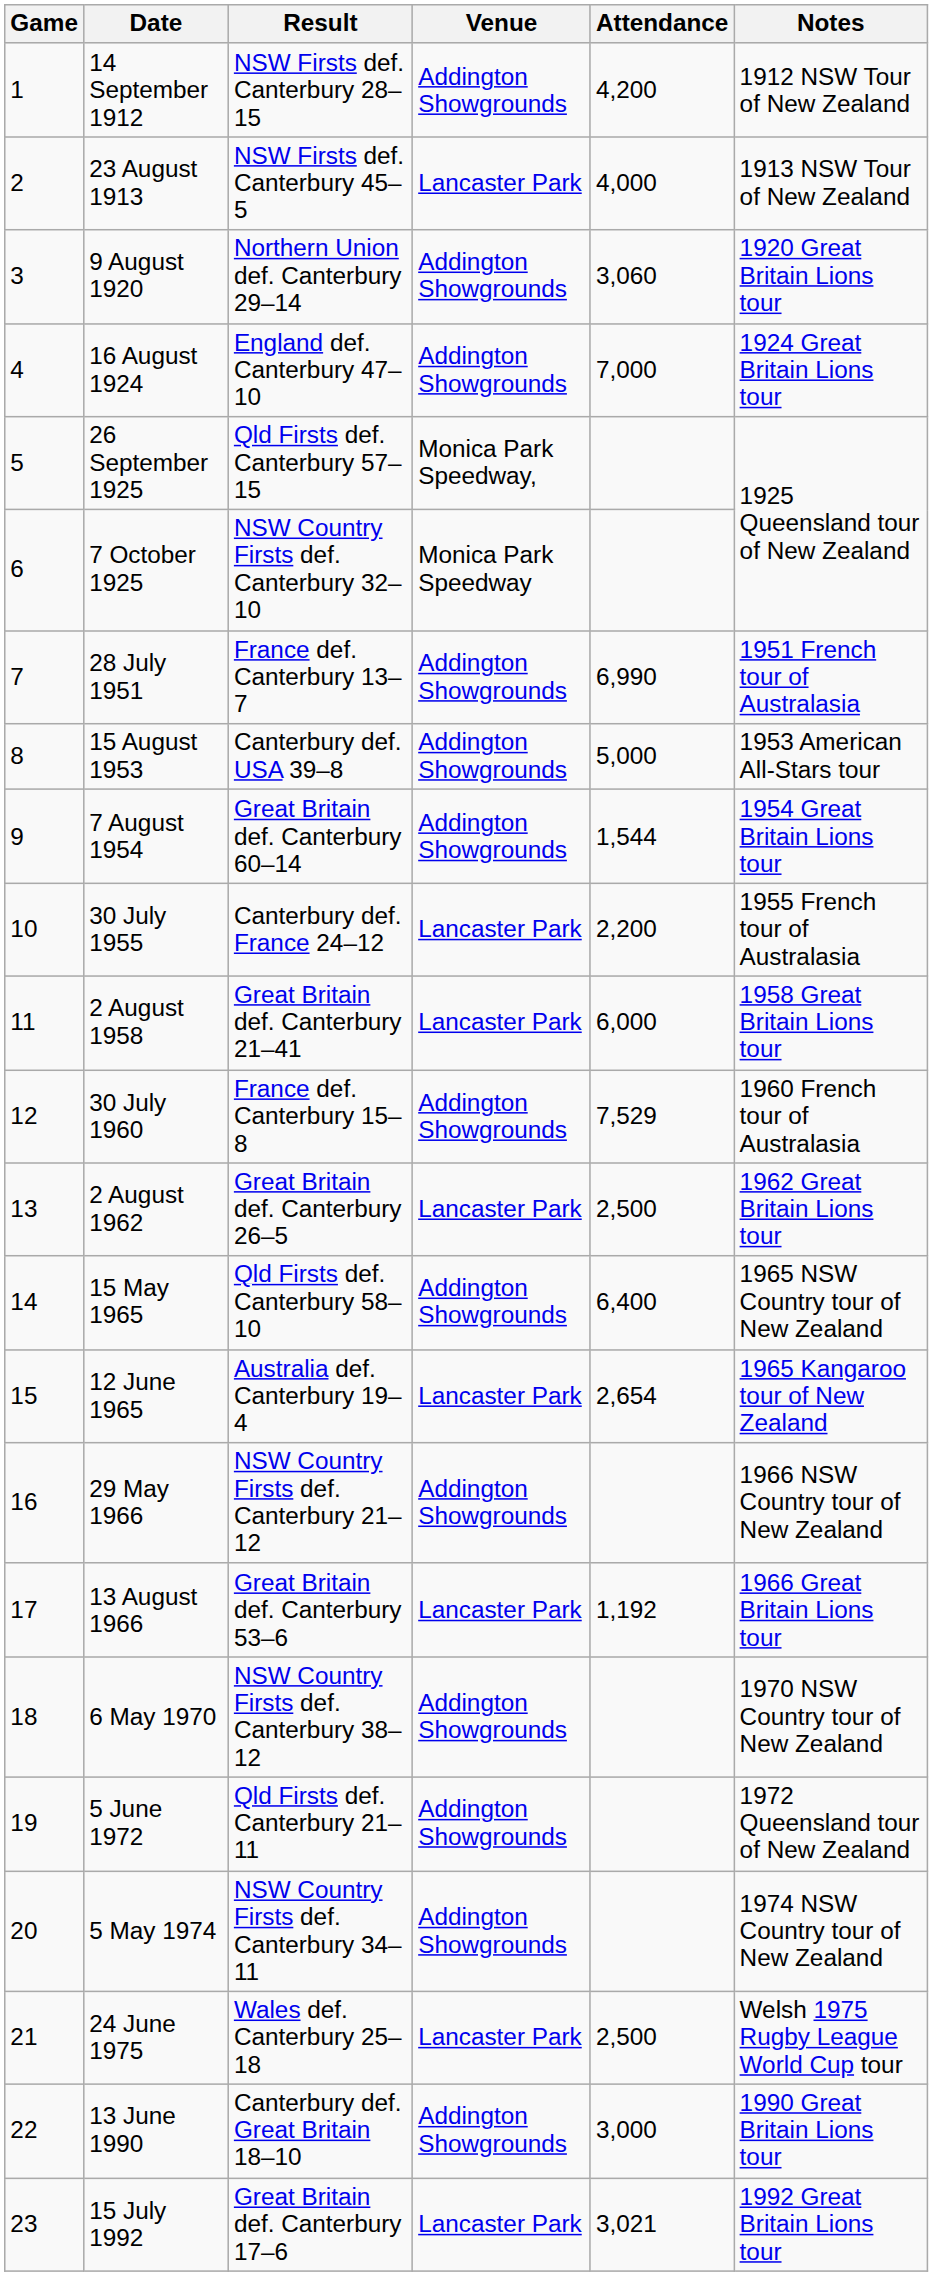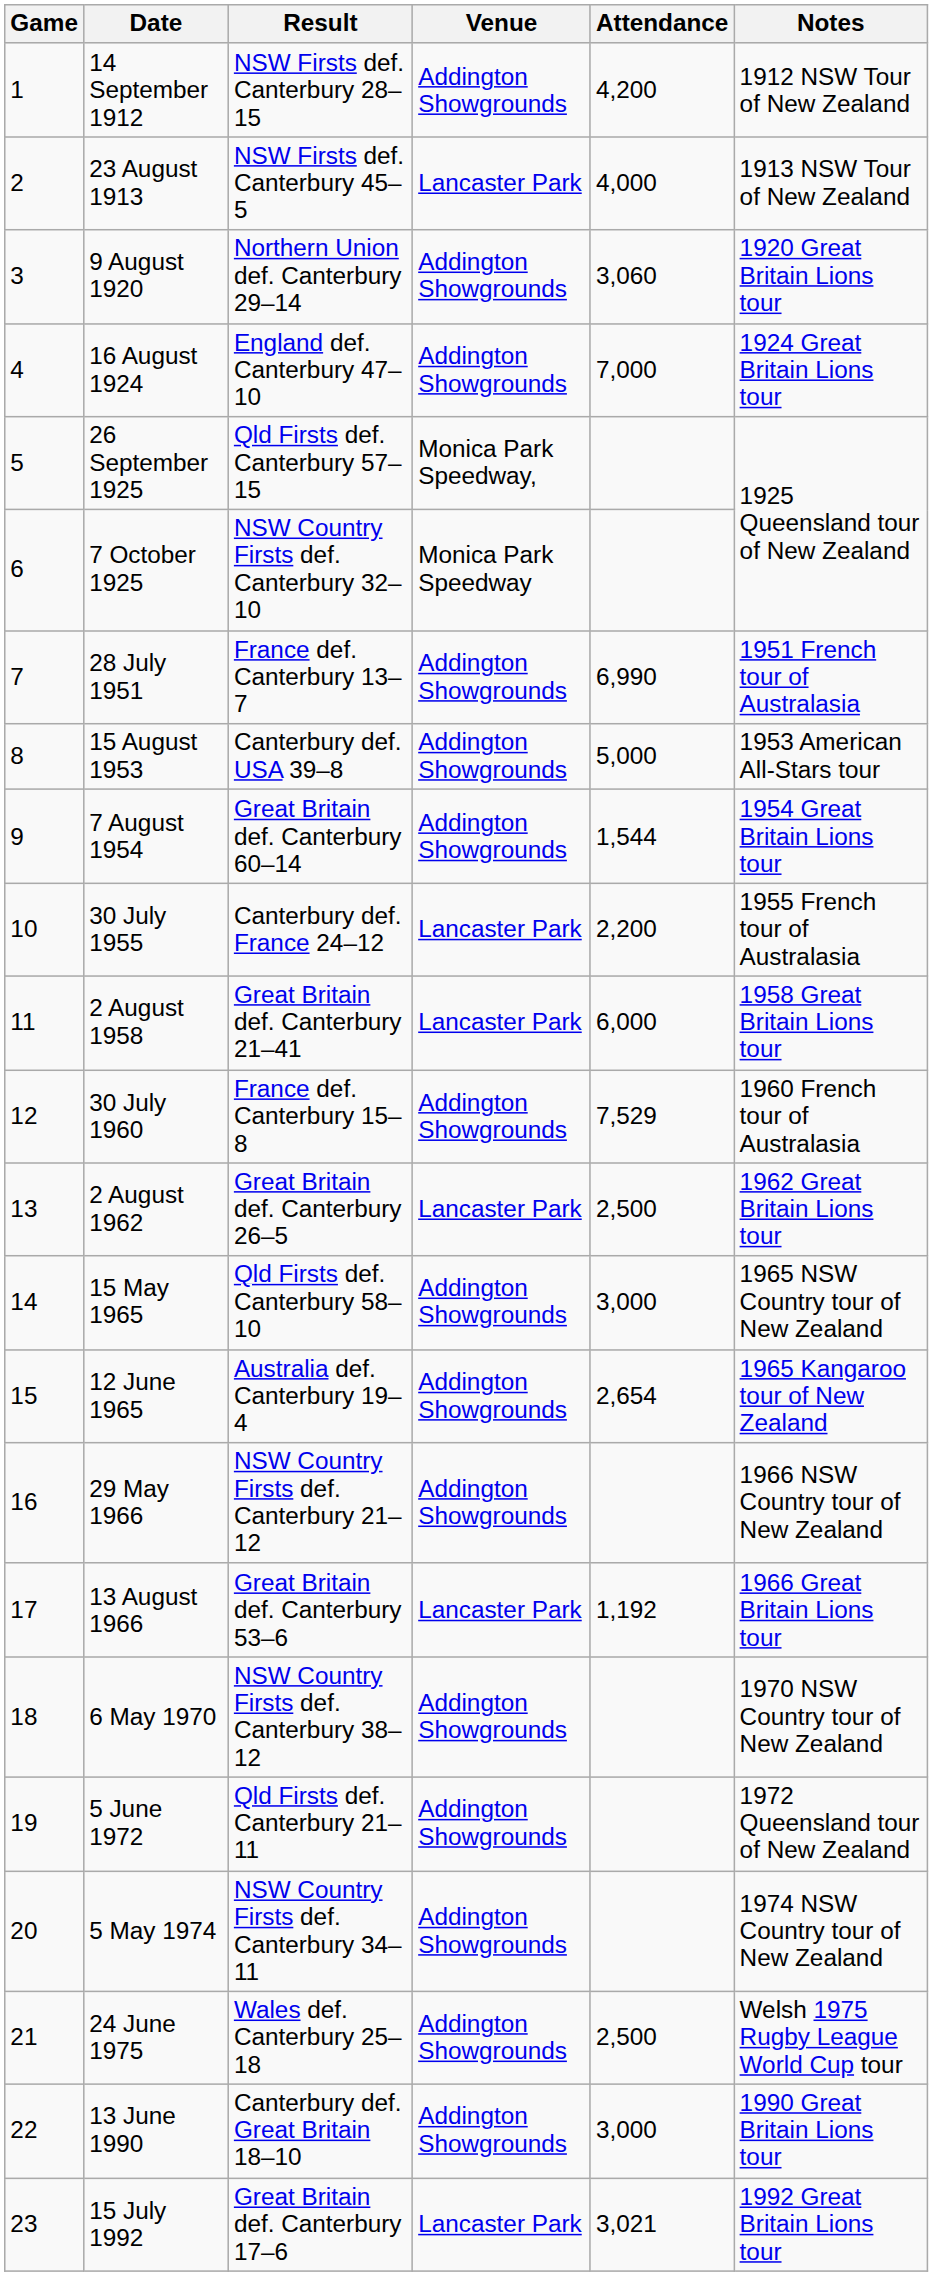(626, 1302) 6,400 -> (626, 1302) 3,000
(500, 1395) Lancaster Park -> (493, 1395) Addington Showgrounds
(500, 2037) Lancaster Park -> (493, 2037) Addington Showgrounds
